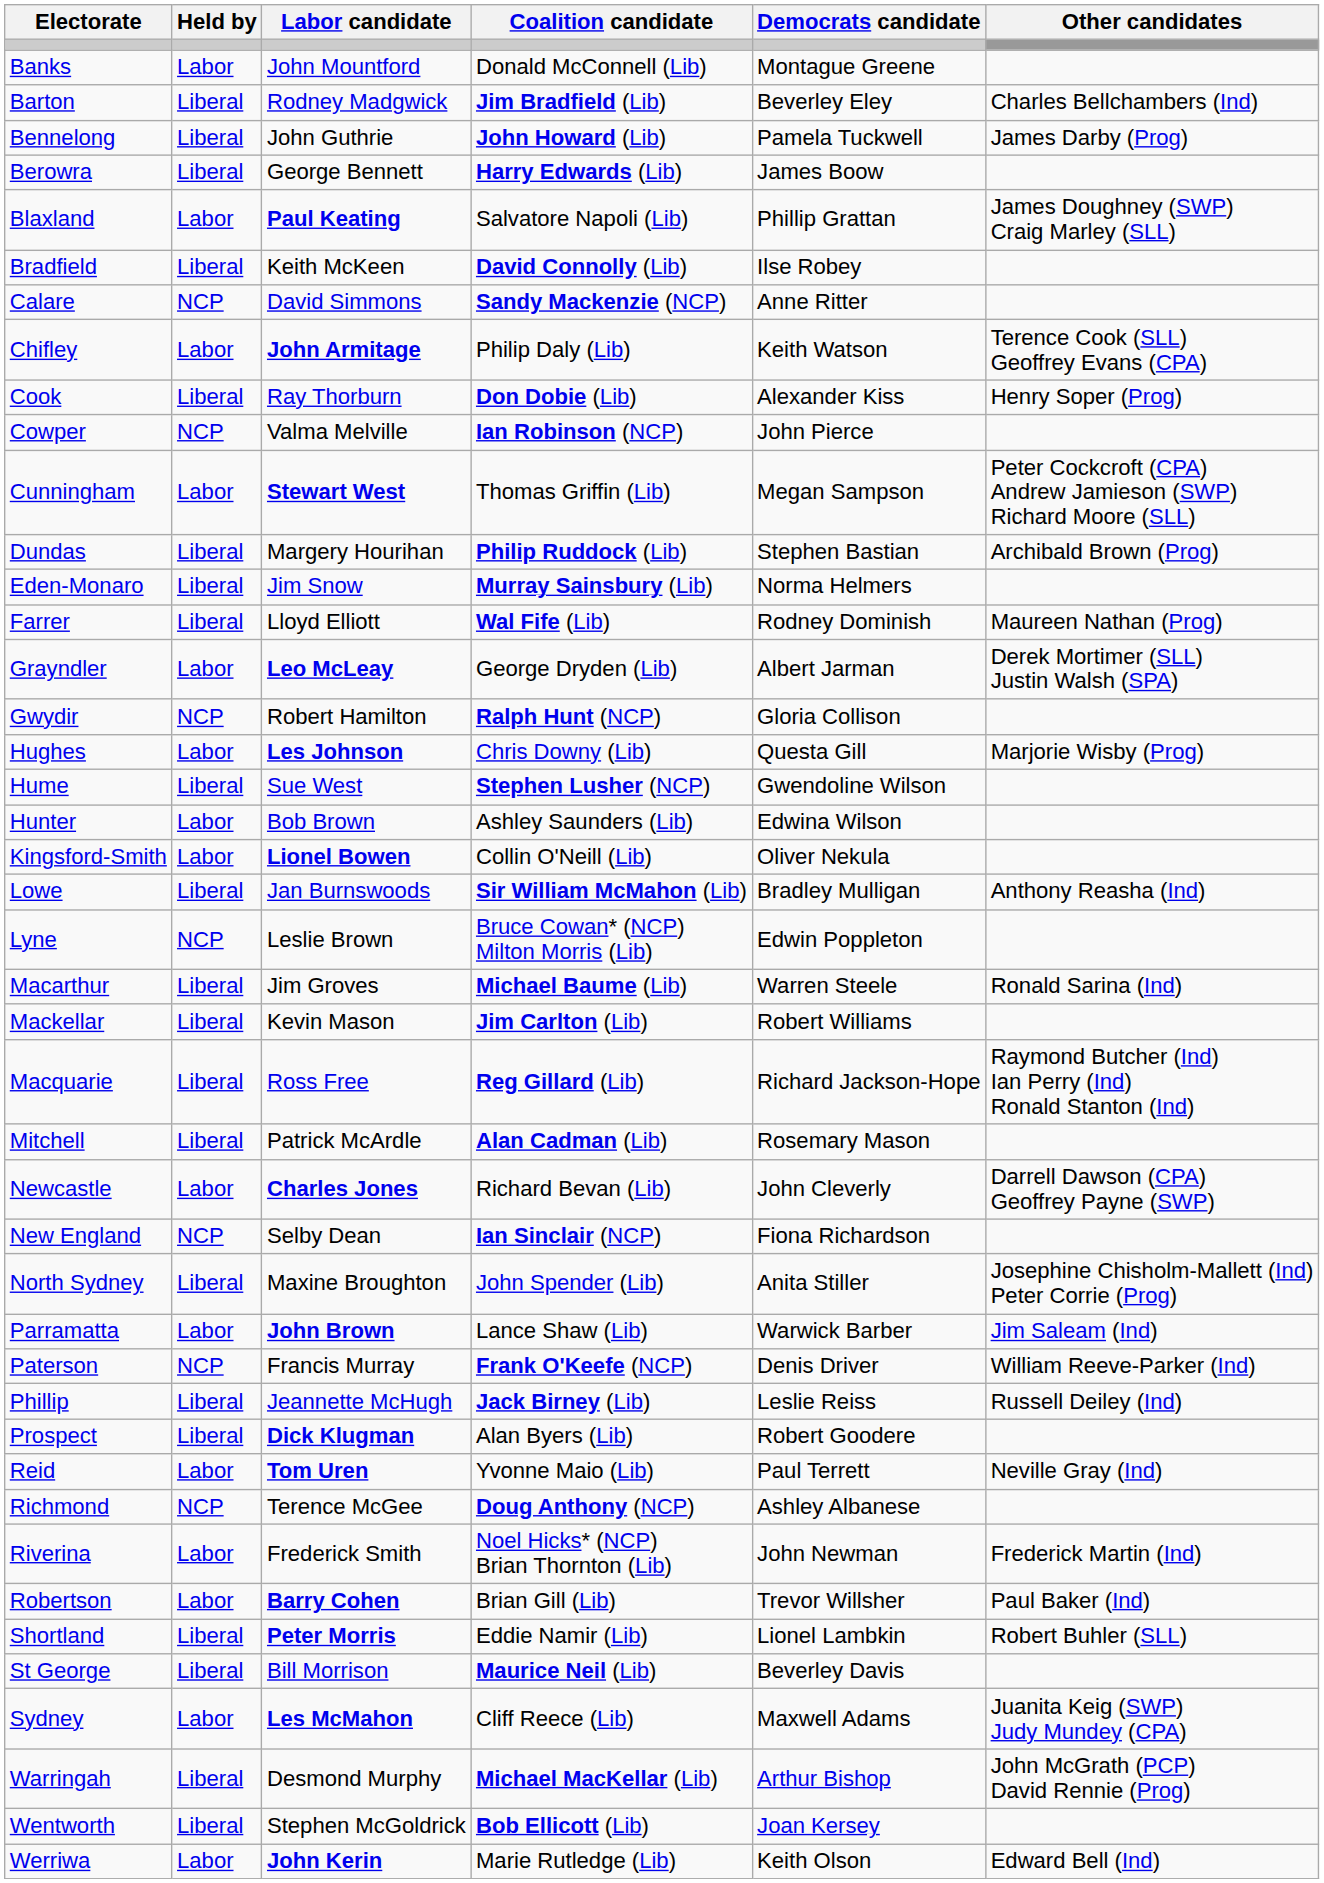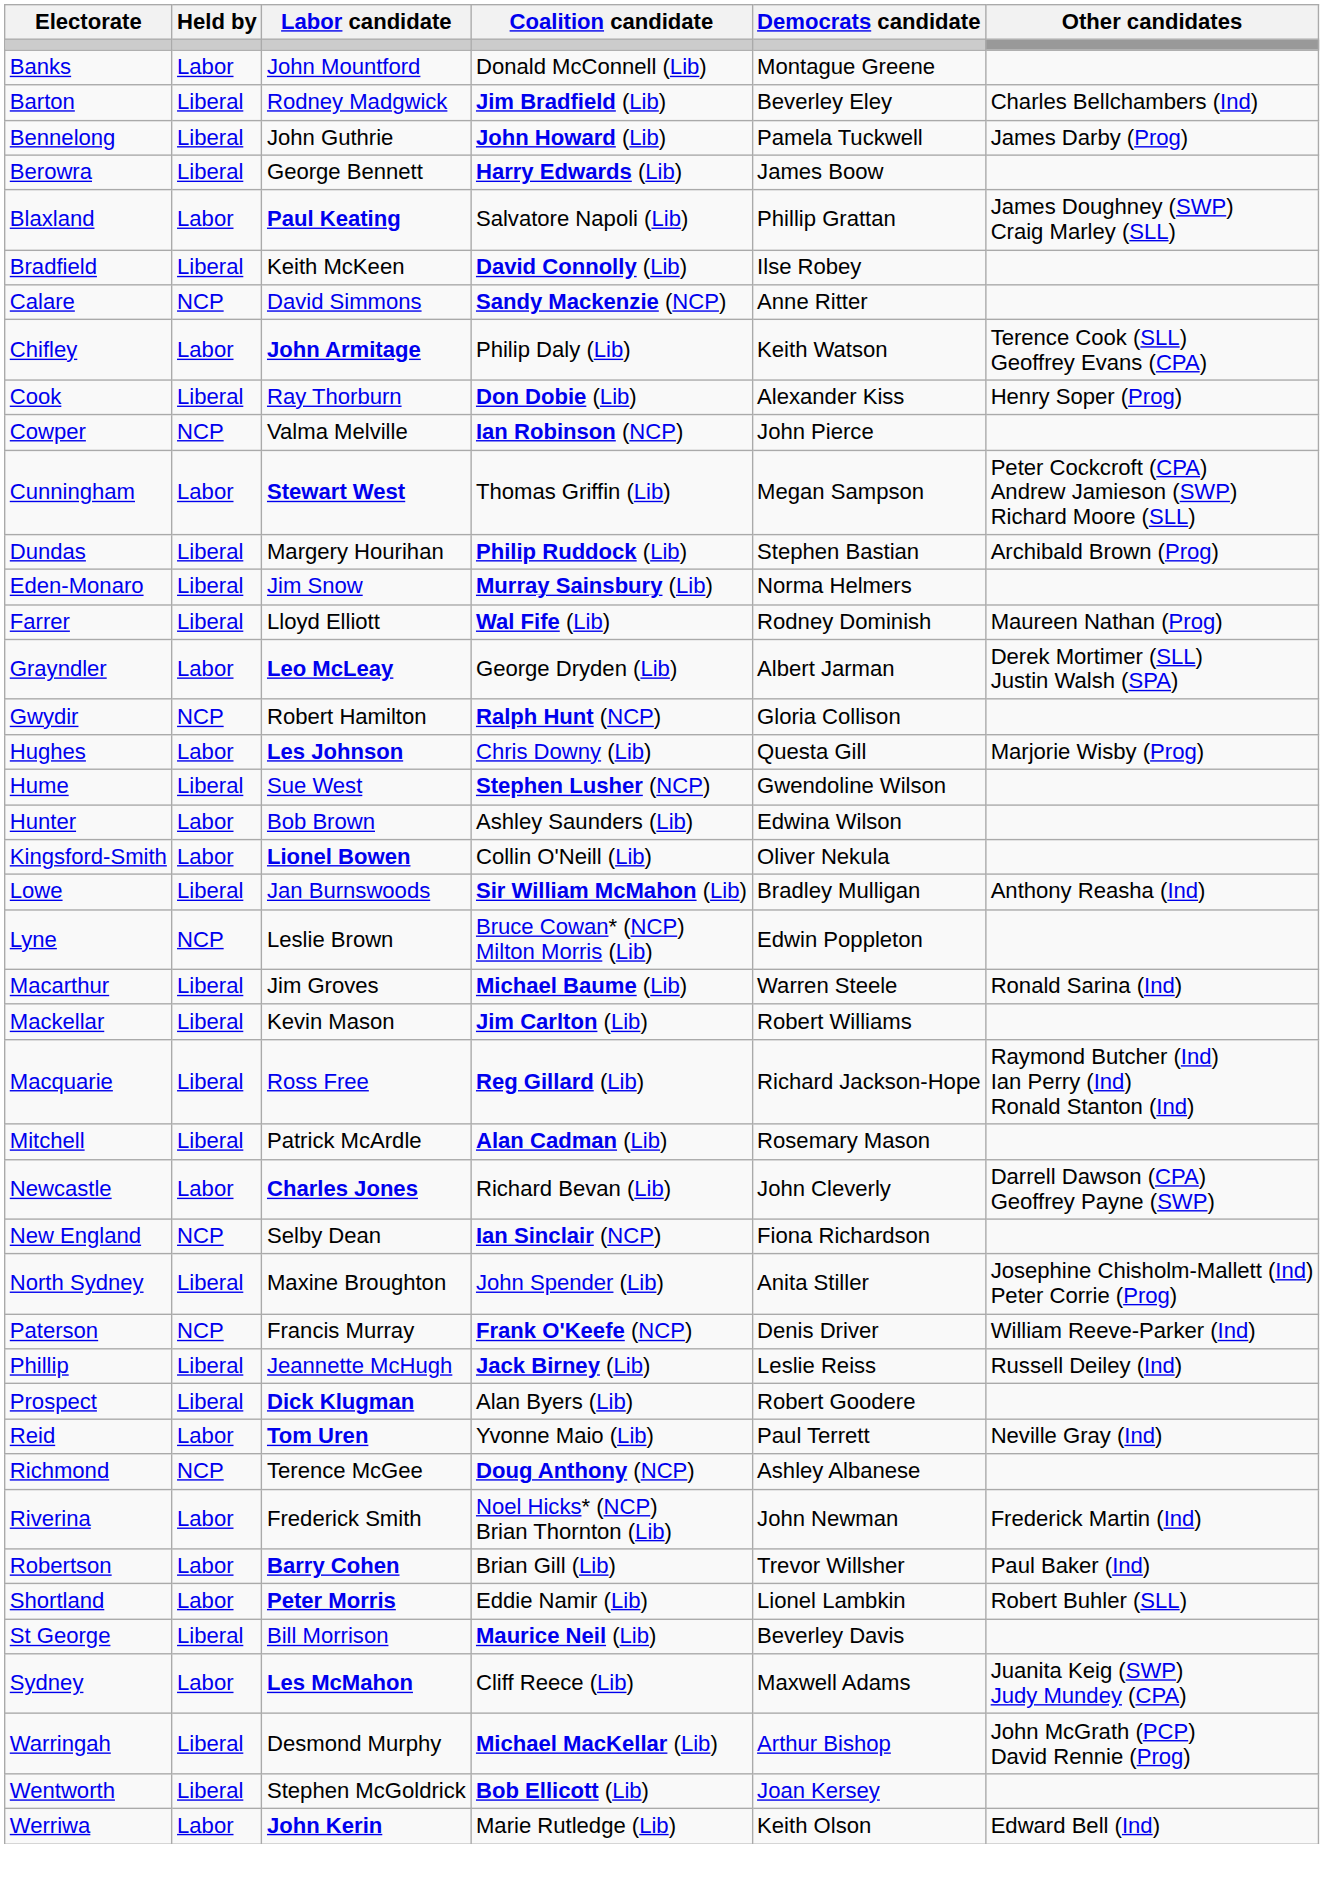- row: (64, 1331)
(210, 1636) Liberal -> (205, 1601) Labor
